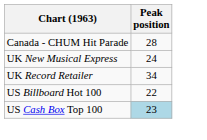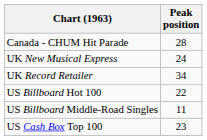+ row: (82, 110)
(151, 110) lightblue background -> (181, 127) no background
